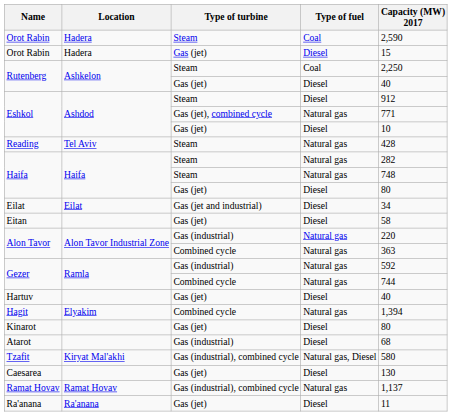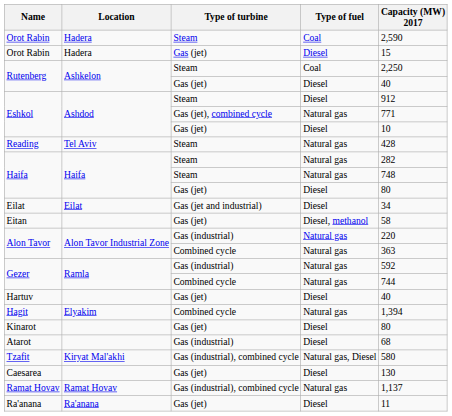(315, 220) Diesel -> (336, 220) Diesel, methanol
